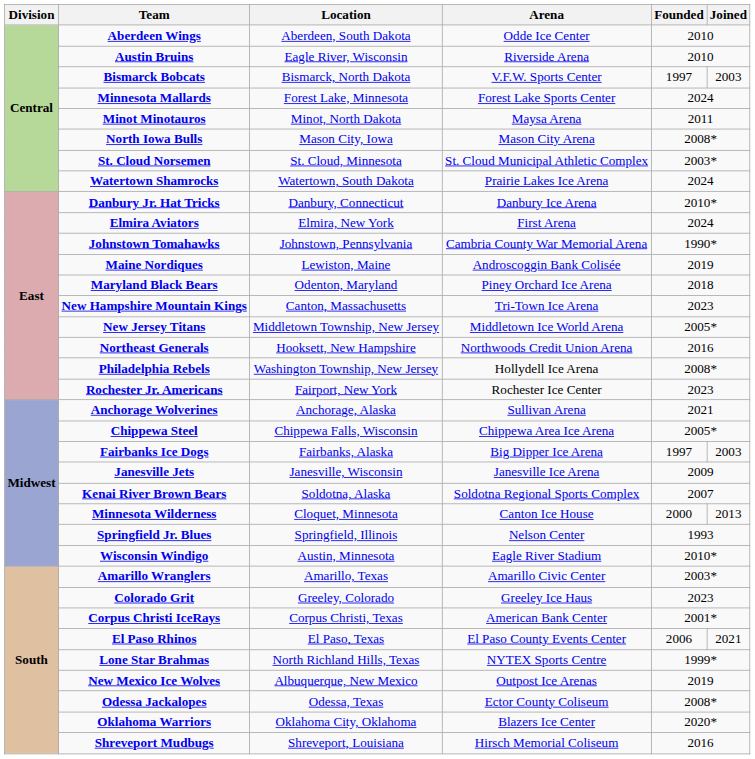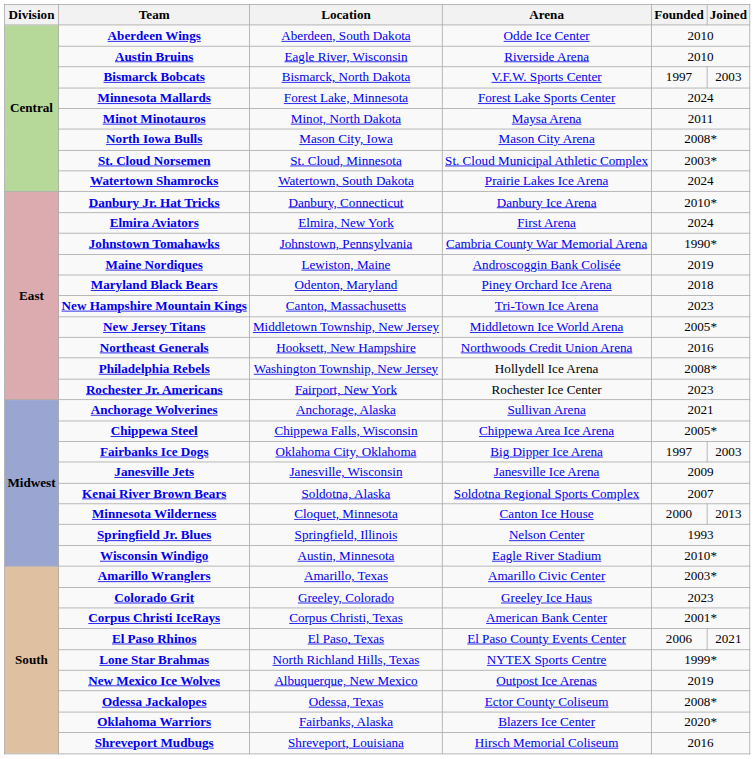(346, 451) Fairbanks, Alaska -> (346, 451) Oklahoma City, Oklahoma
(346, 722) Oklahoma City, Oklahoma -> (346, 722) Fairbanks, Alaska
